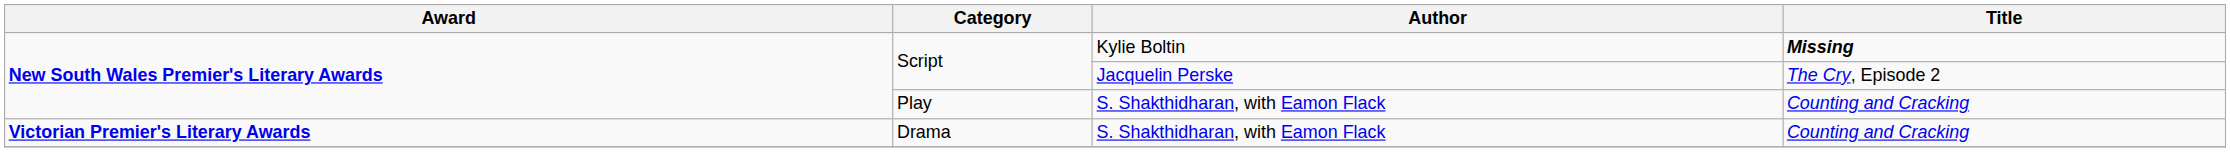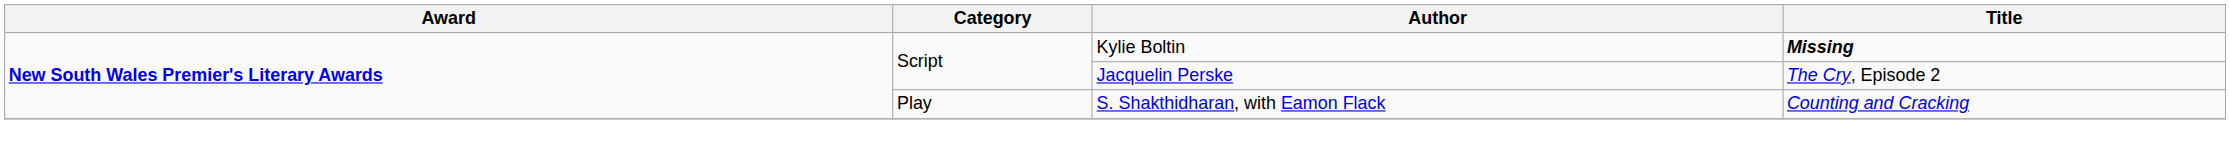- row: (924, 132)
